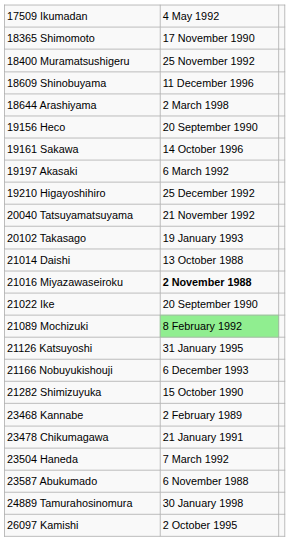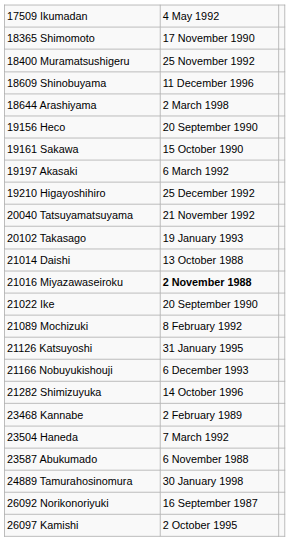(203, 149) 14 October 1996 -> (203, 149) 15 October 1990
(202, 326) lightgreen background -> (202, 326) no background
(203, 393) 15 October 1990 -> (203, 393) 14 October 1996
- row: (58, 437)
+ row: (58, 503)
